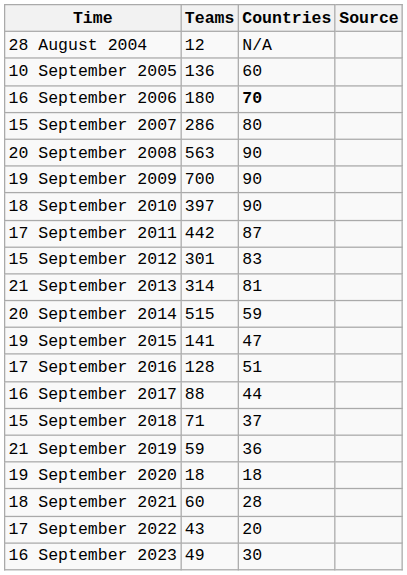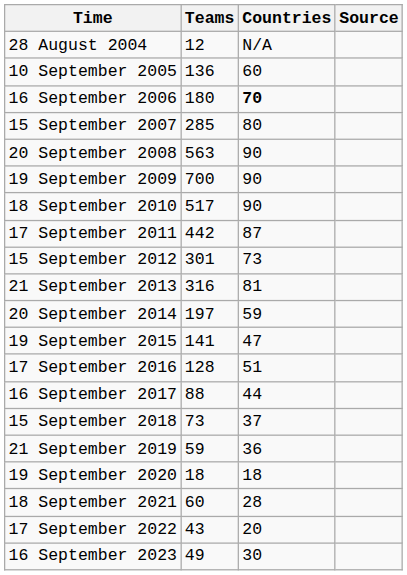(200, 126) 286 -> (200, 126) 285
(200, 206) 397 -> (200, 206) 517
(252, 260) 83 -> (252, 260) 73
(200, 287) 314 -> (200, 287) 316
(200, 314) 515 -> (200, 314) 197
(195, 422) 71 -> (195, 422) 73
